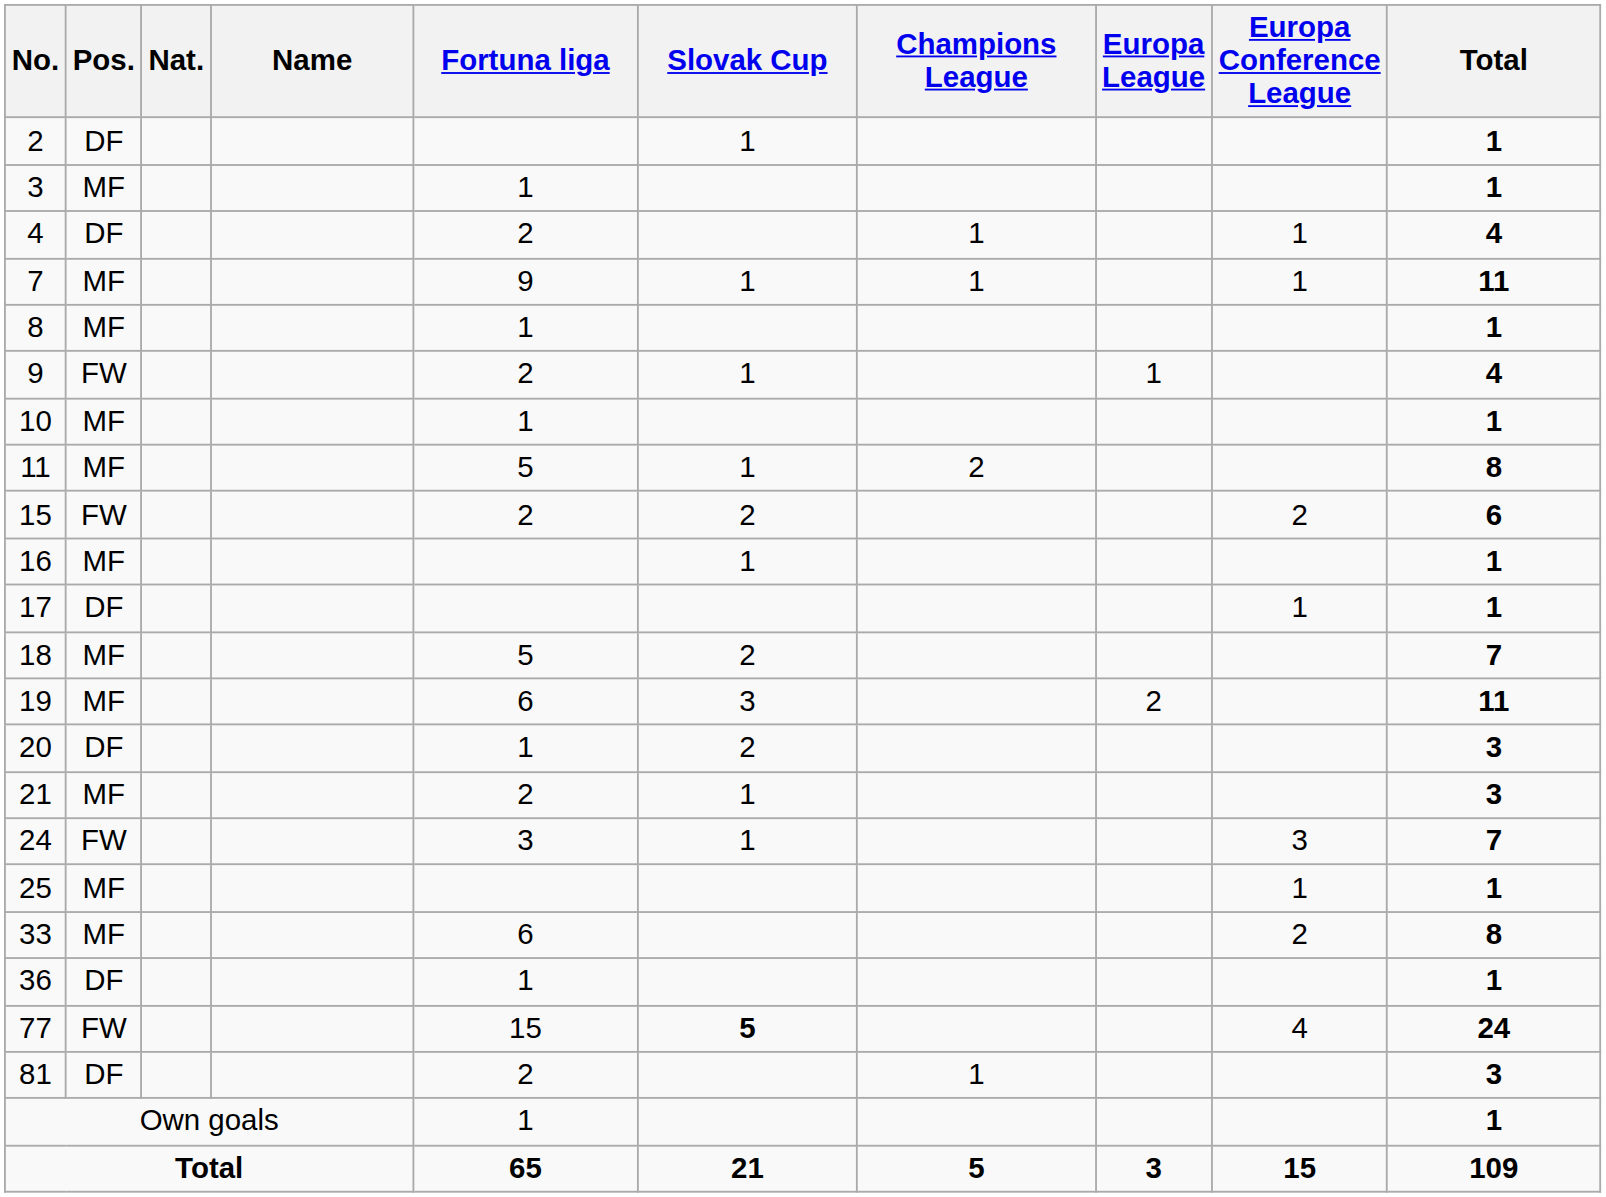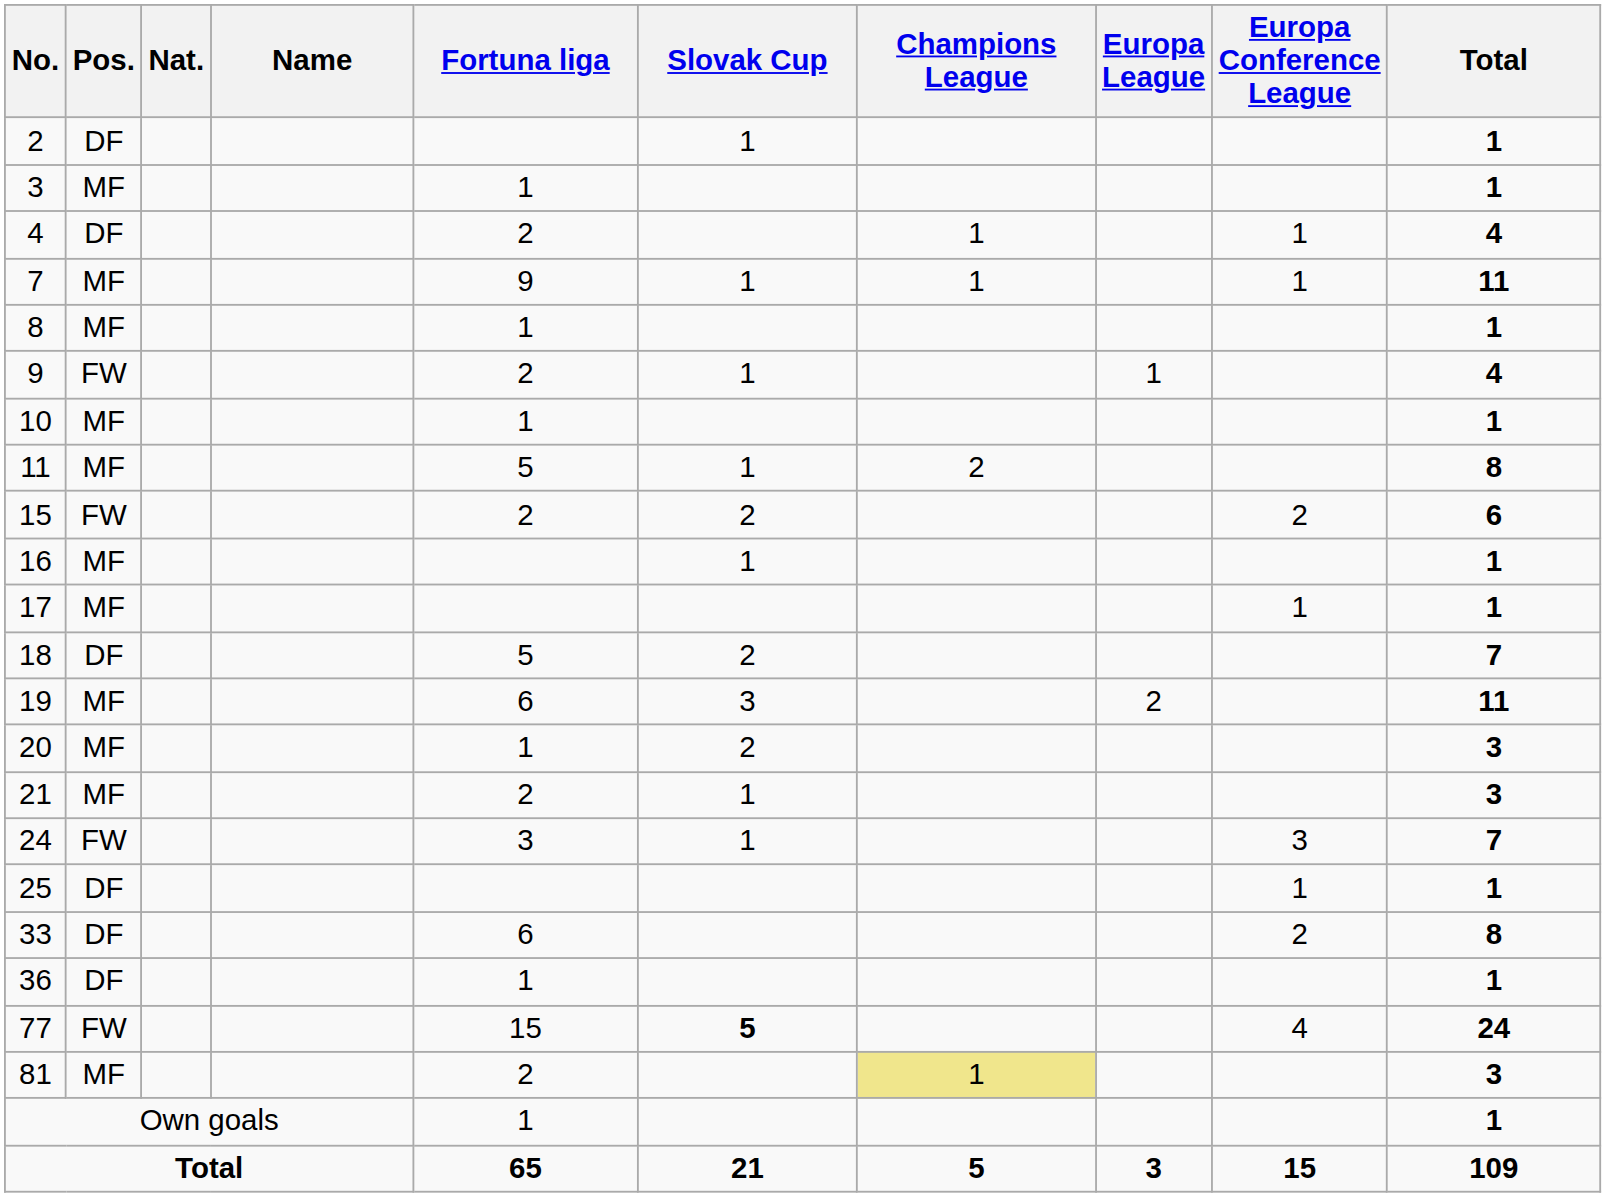(104, 607) DF -> (104, 607) MF
(104, 654) MF -> (104, 654) DF
(104, 747) DF -> (104, 747) MF
(104, 887) MF -> (104, 887) DF
(104, 934) MF -> (104, 934) DF
(104, 1074) DF -> (104, 1074) MF
(976, 1074) no background -> (976, 1074) khaki background
